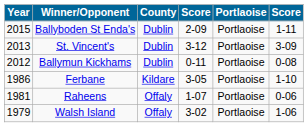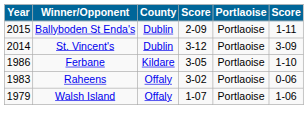(19, 46) 2013 -> (19, 46) 2014
- row: (85, 63)
(19, 96) 1981 -> (19, 79) 1983
(196, 96) 1-07 -> (196, 79) 3-02
(196, 113) 3-02 -> (196, 96) 1-07
